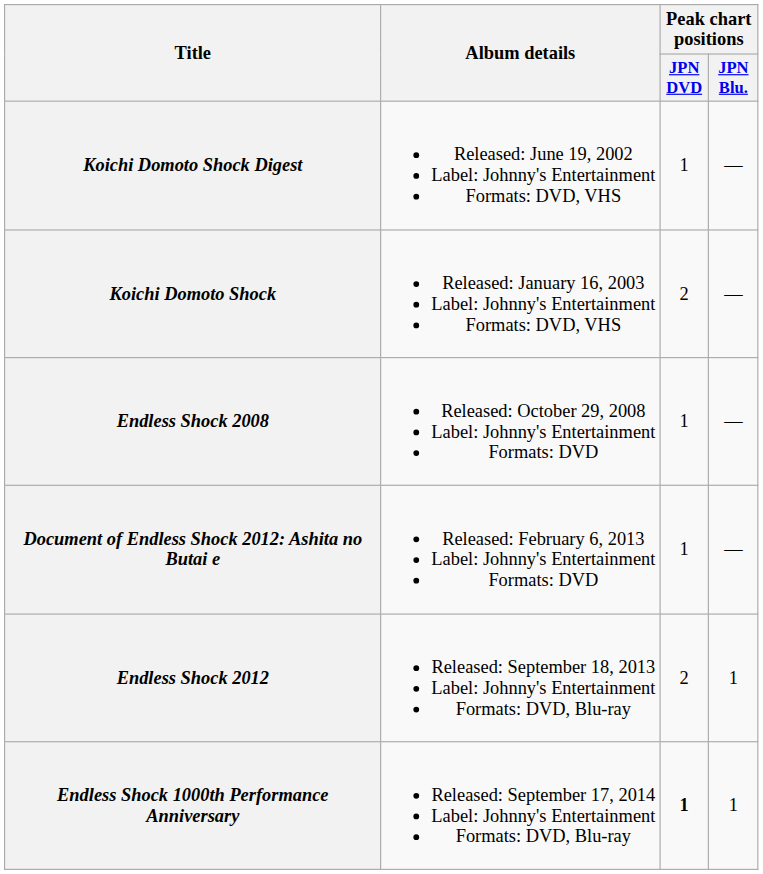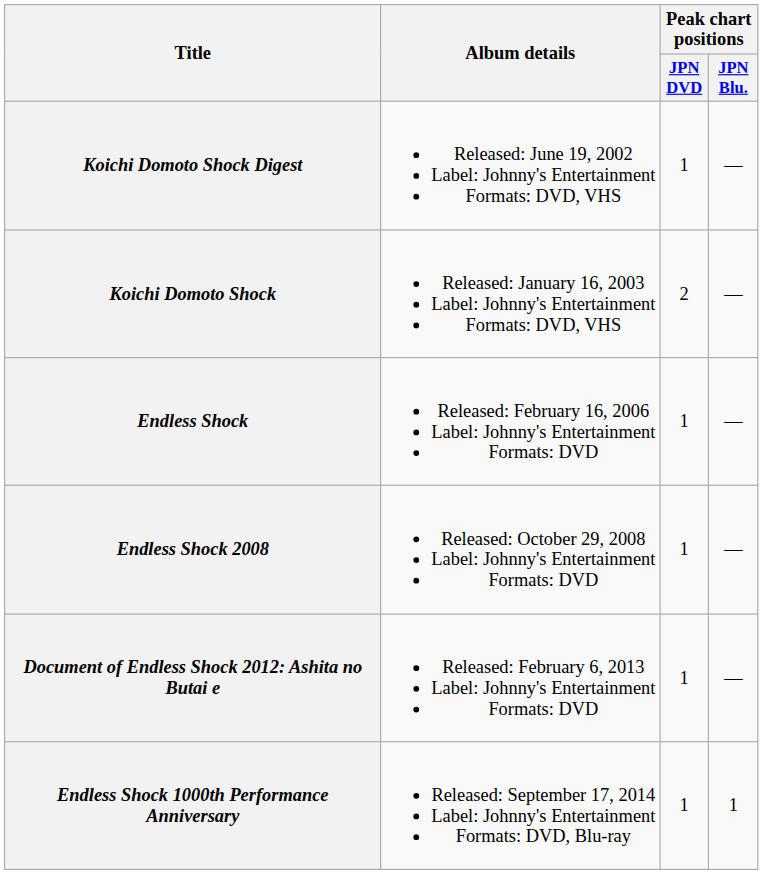+ row: (193, 421)
- row: (193, 677)
(684, 805) bold -> (684, 805) normal
